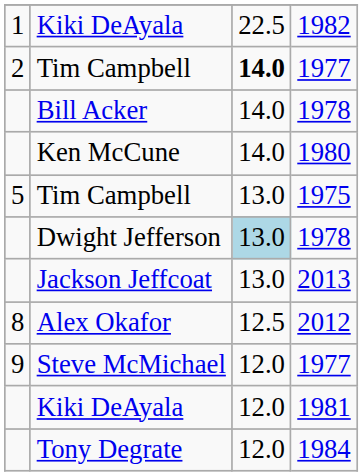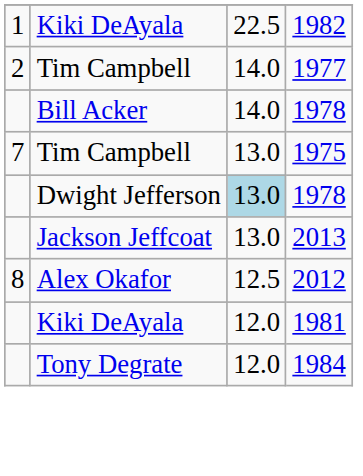(262, 68) bold -> (257, 68) normal
- row: (108, 152)
(18, 195) 5 -> (18, 152) 7
- row: (131, 364)
